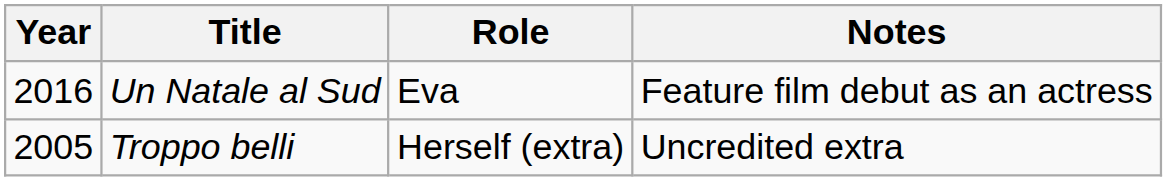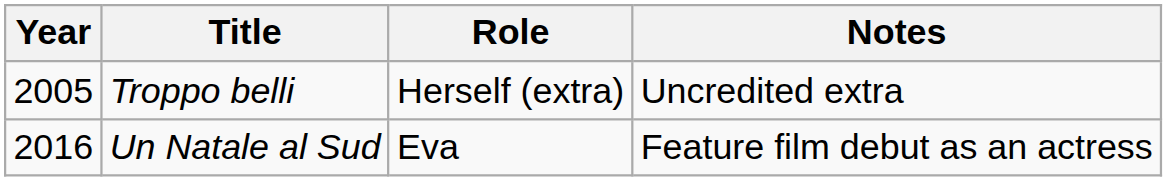rows swapped: (202, 146) <-> (245, 89)
